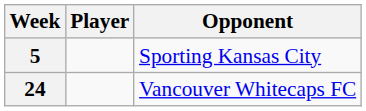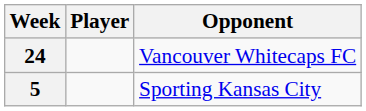rows swapped: (35, 55) <-> (35, 88)
